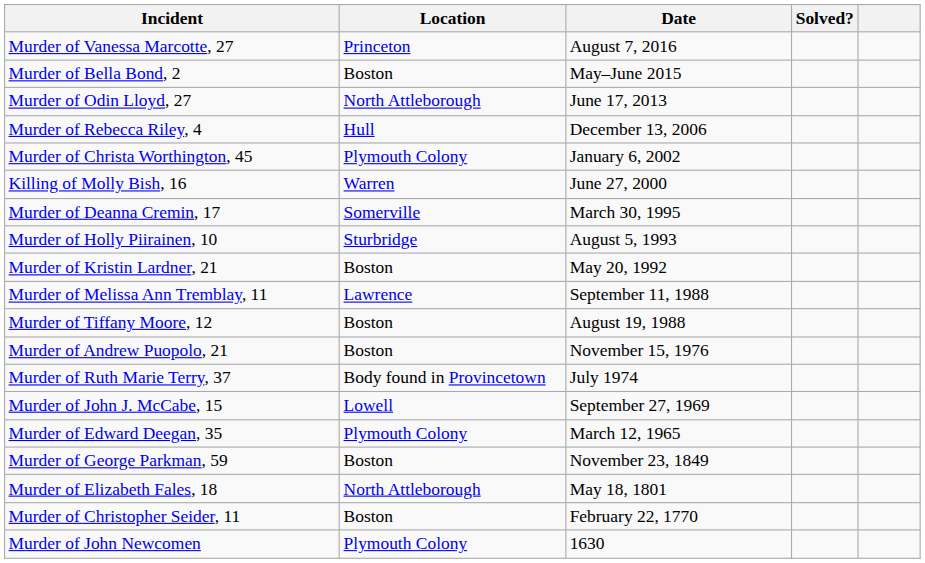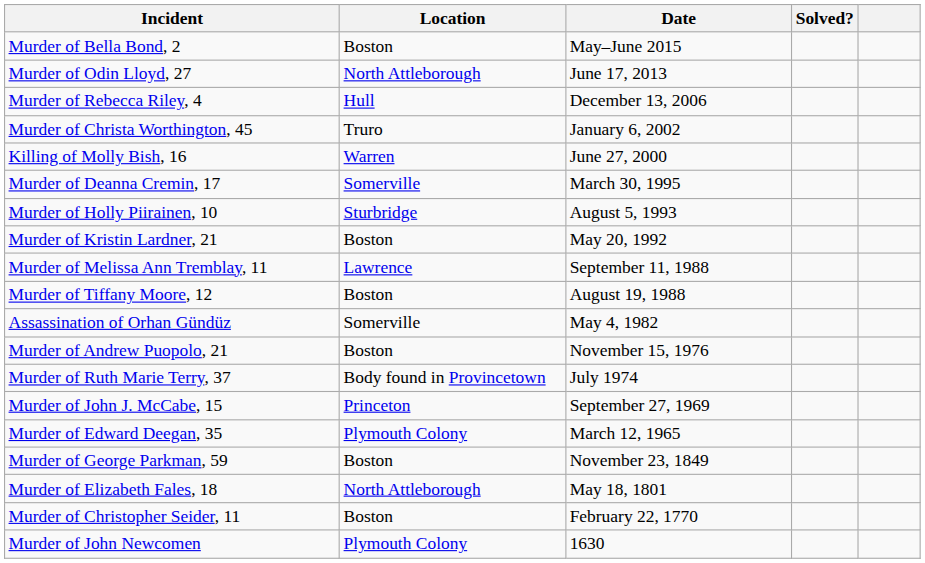- row: (121, 45)
(405, 156) Plymouth Colony -> (363, 128) Truro
+ row: (120, 322)
(368, 405) Lowell -> (377, 405) Princeton
